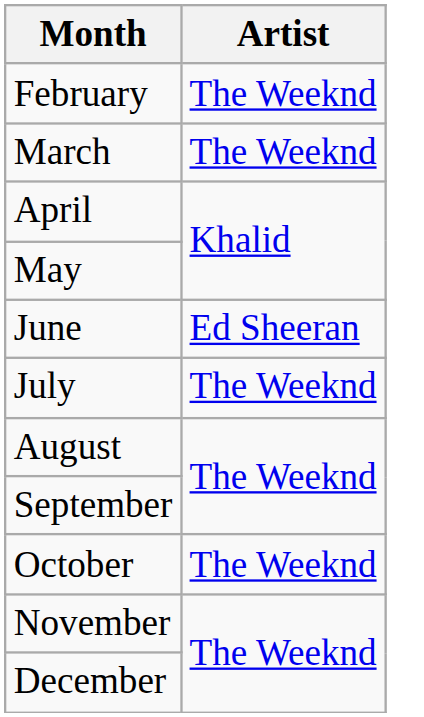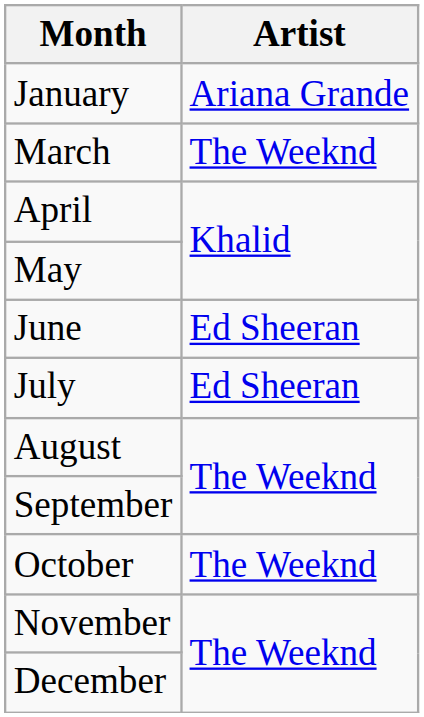+ row: (71, 92)
- row: (81, 92)
(283, 387) The Weeknd -> (275, 387) Ed Sheeran
